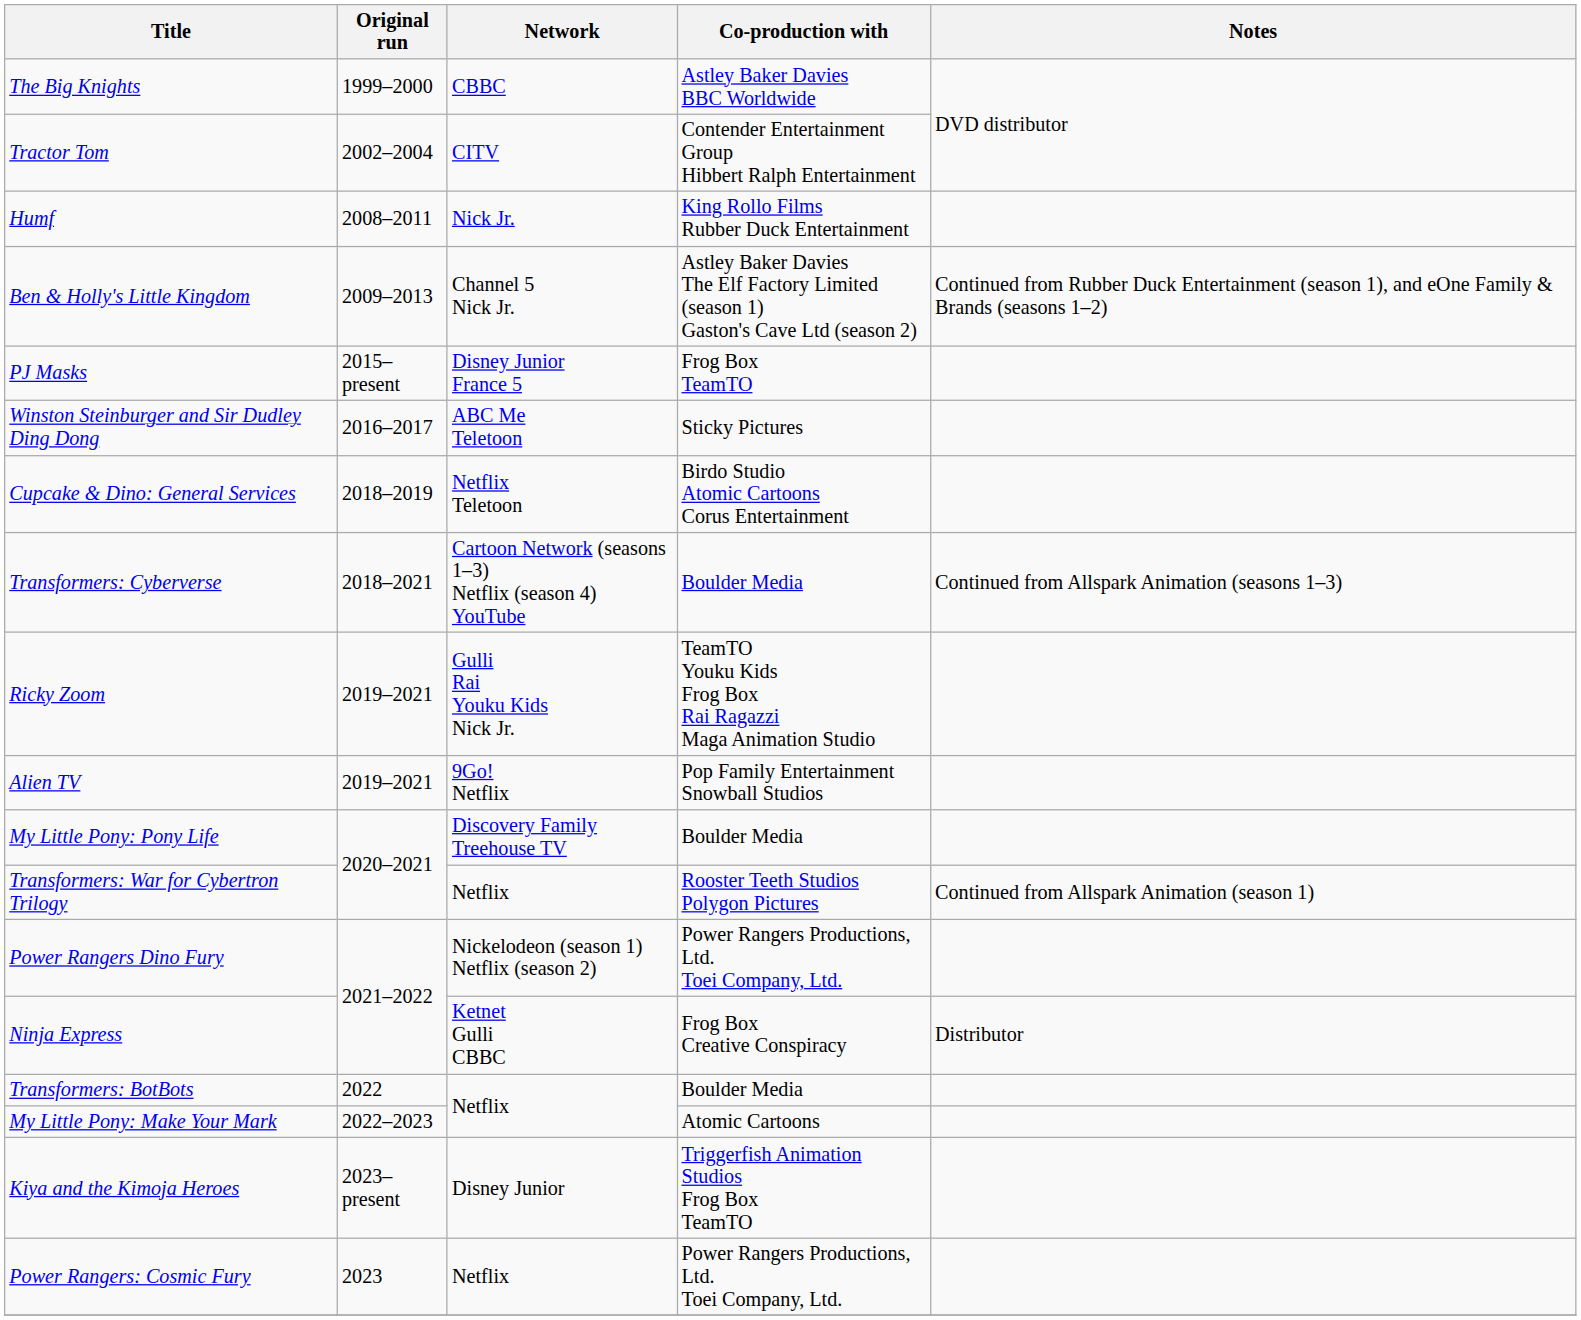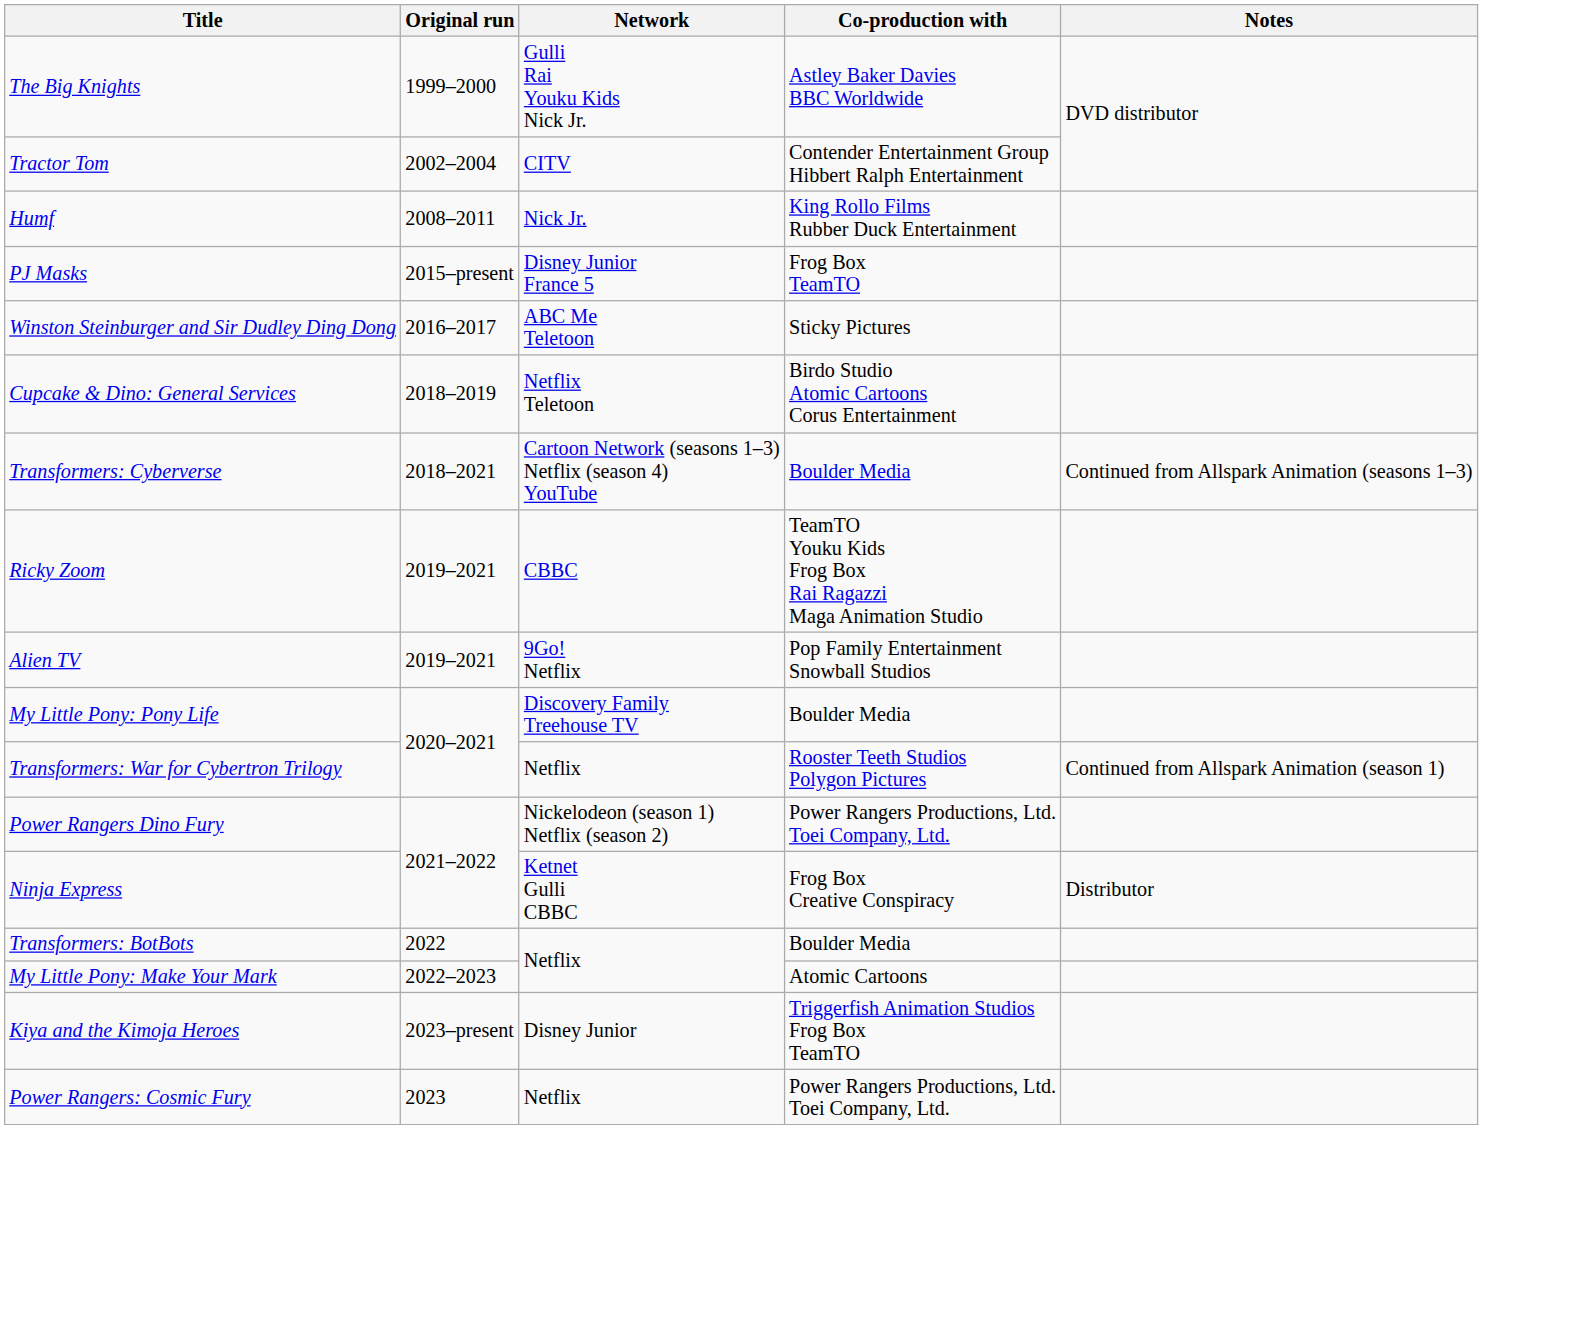(479, 86) CBBC -> (572, 86) Gulli Rai Youku Kids Nick Jr.
- row: (130, 295)
(500, 693) Gulli Rai Youku Kids Nick Jr. -> (551, 571) CBBC
